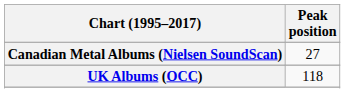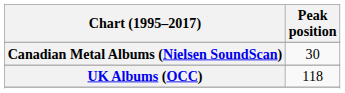(313, 53) 27 -> (313, 53) 30
